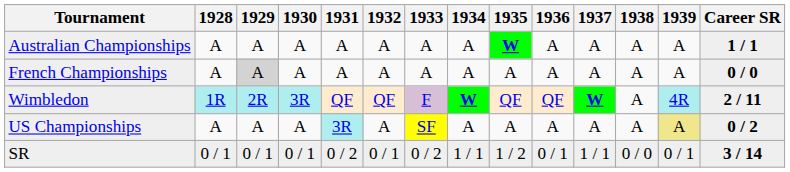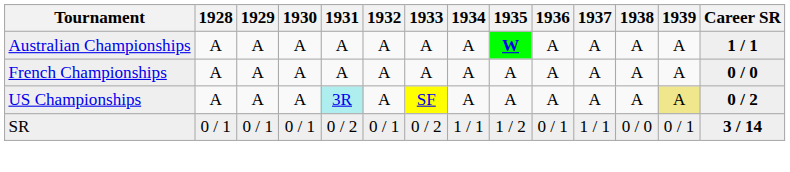(258, 72) lightgrey background -> (258, 72) no background
- row: (49, 99)
